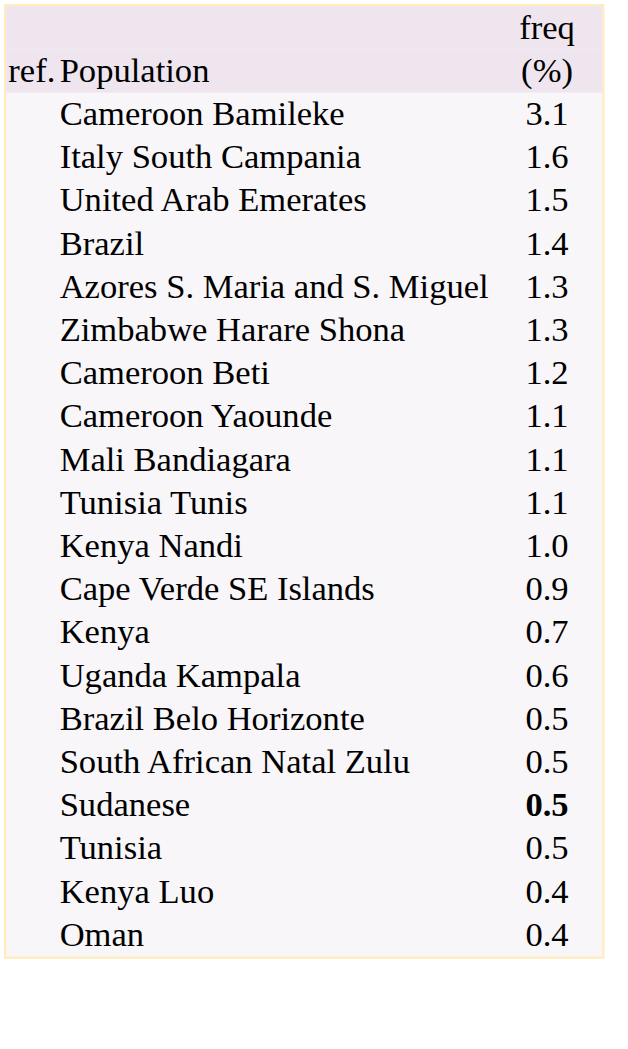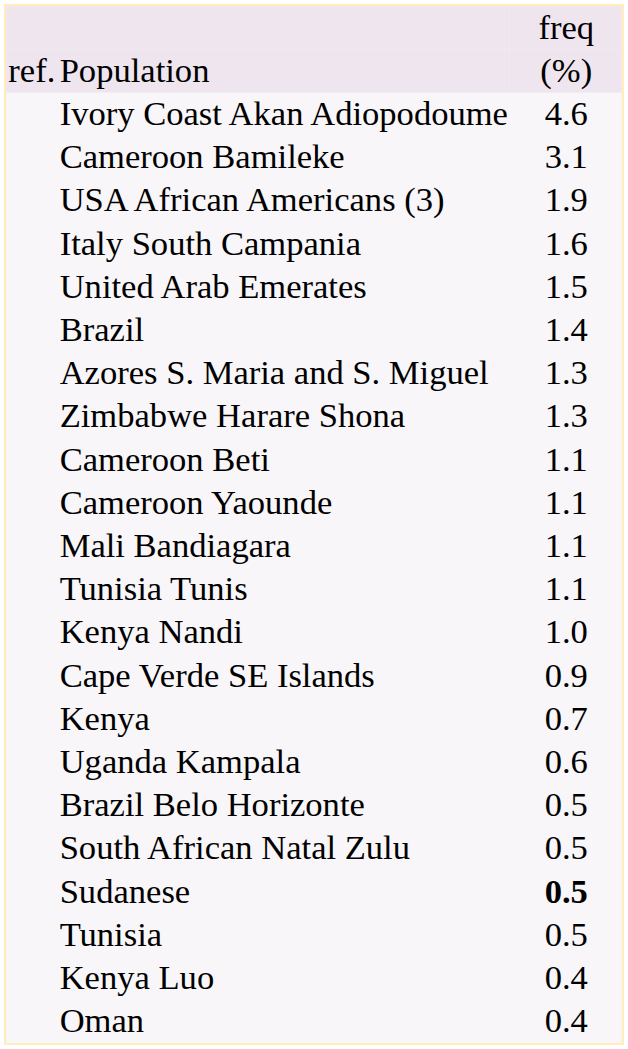+ row: (284, 113)
+ row: (252, 199)
(547, 372) 1.2 -> (566, 459) 1.1
